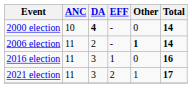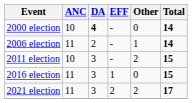(136, 43) bold -> (136, 43) normal
+ row: (33, 59)
(168, 59) 16 -> (168, 75) 15
(136, 75) 1 -> (136, 91) 2
